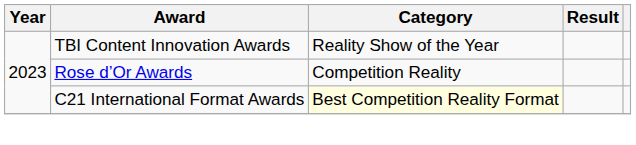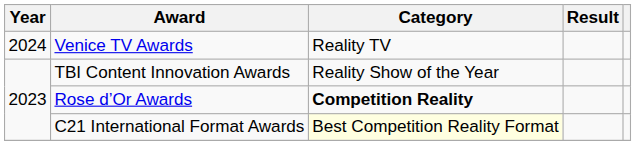+ row: (124, 45)
(387, 72) normal -> (393, 99) bold
